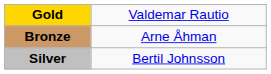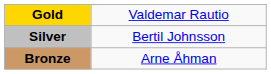rows swapped: (48, 58) <-> (48, 36)
